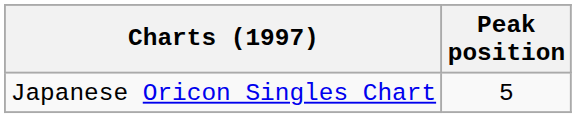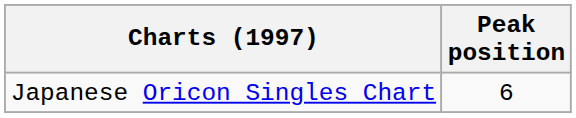(506, 93) 5 -> (506, 93) 6
